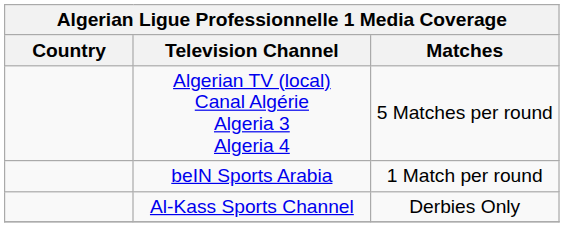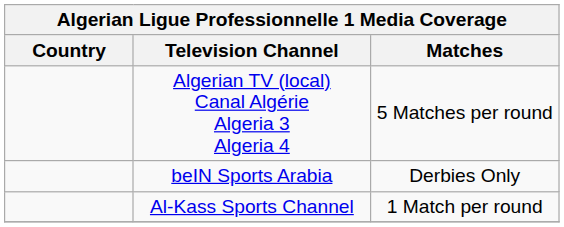(465, 175) 1 Match per round -> (465, 175) Derbies Only
(465, 206) Derbies Only -> (465, 206) 1 Match per round
